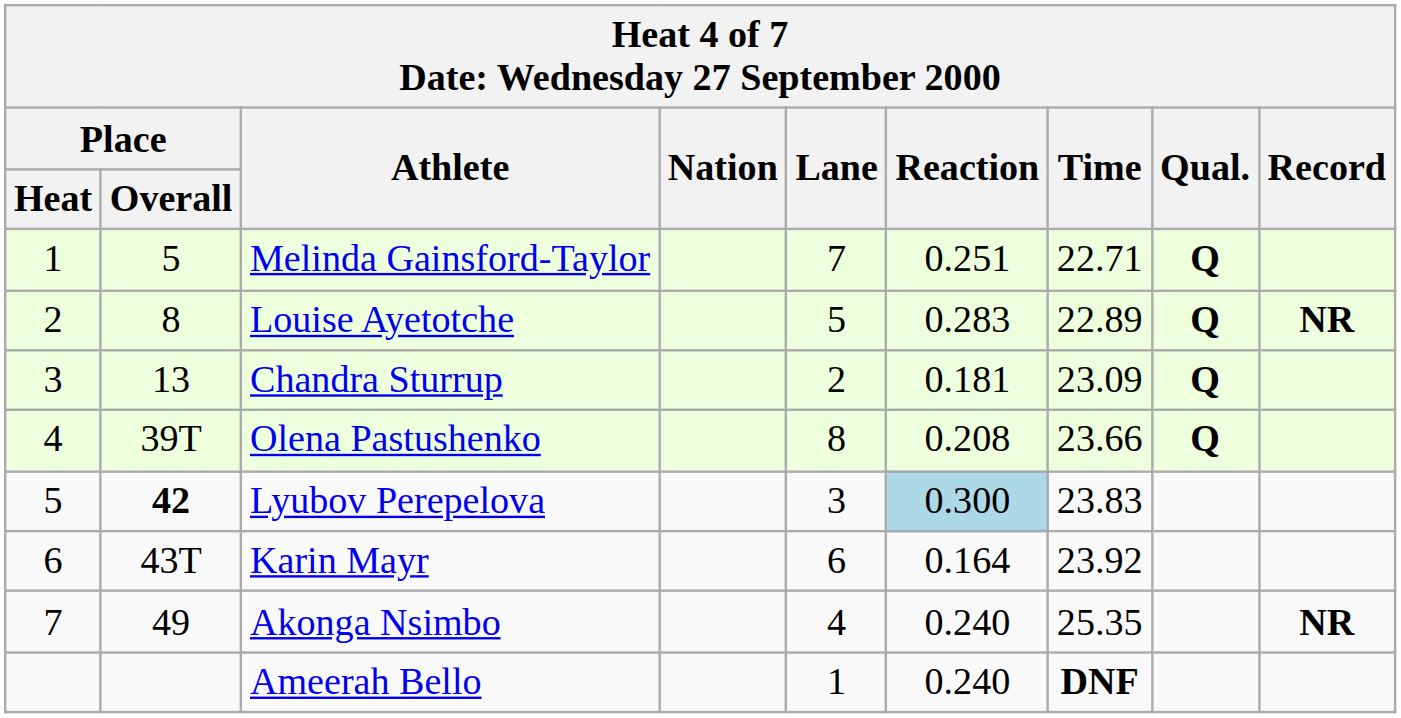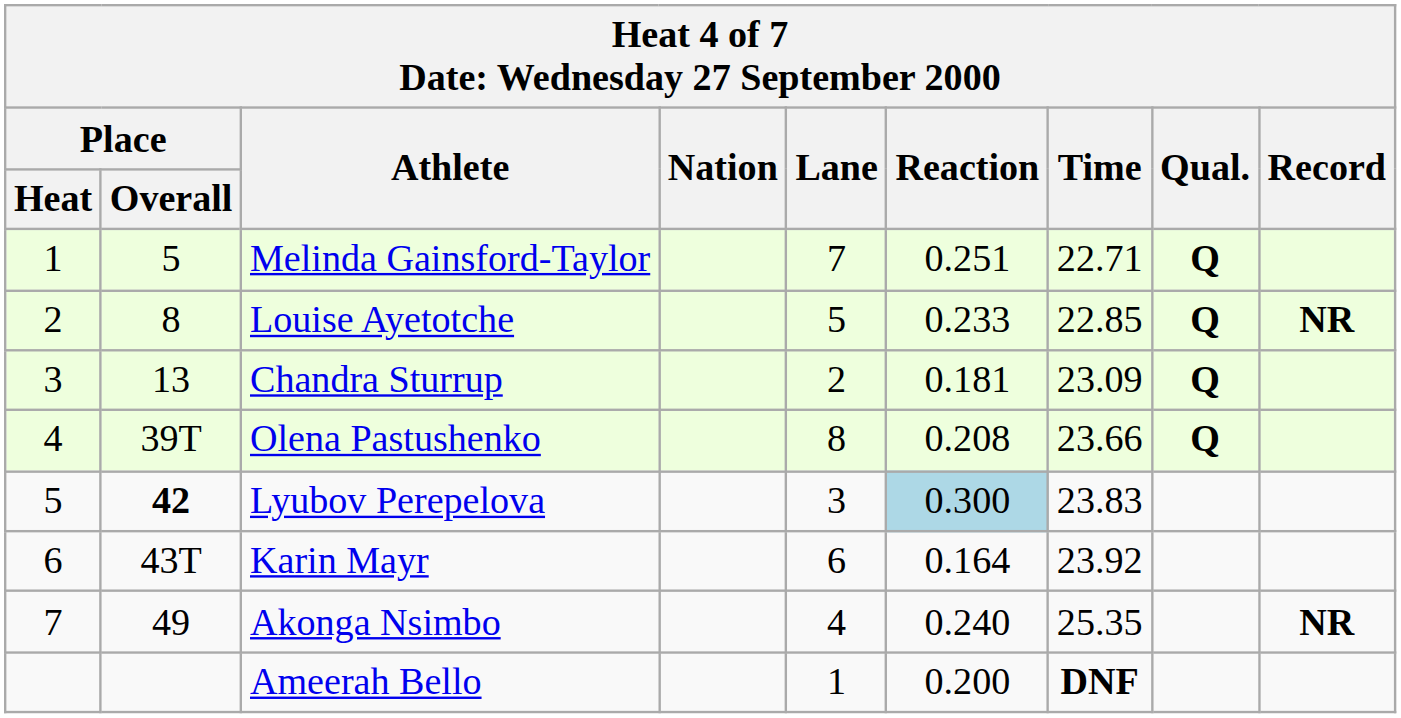(967, 319) 0.283 -> (967, 319) 0.233
(1100, 319) 22.89 -> (1100, 319) 22.85
(967, 681) 0.240 -> (967, 681) 0.200
